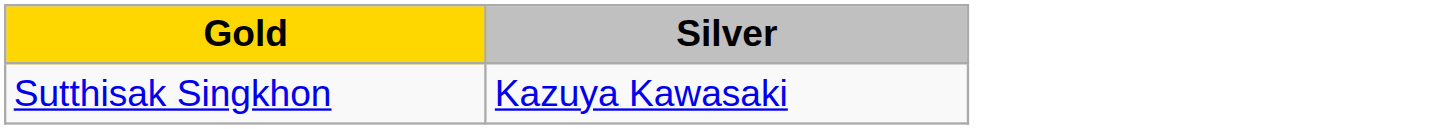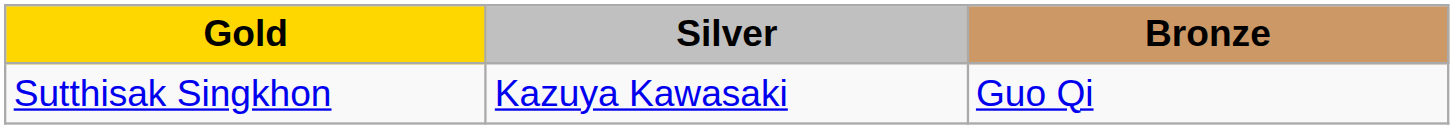+ column: (1208, 33)
